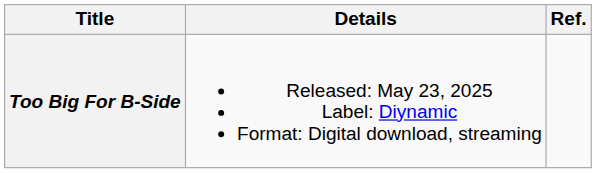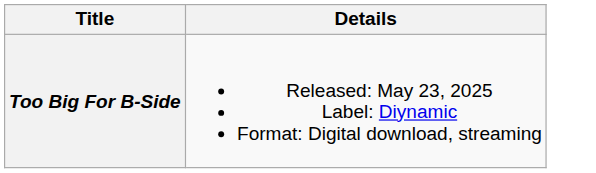- column: (569, 19)
